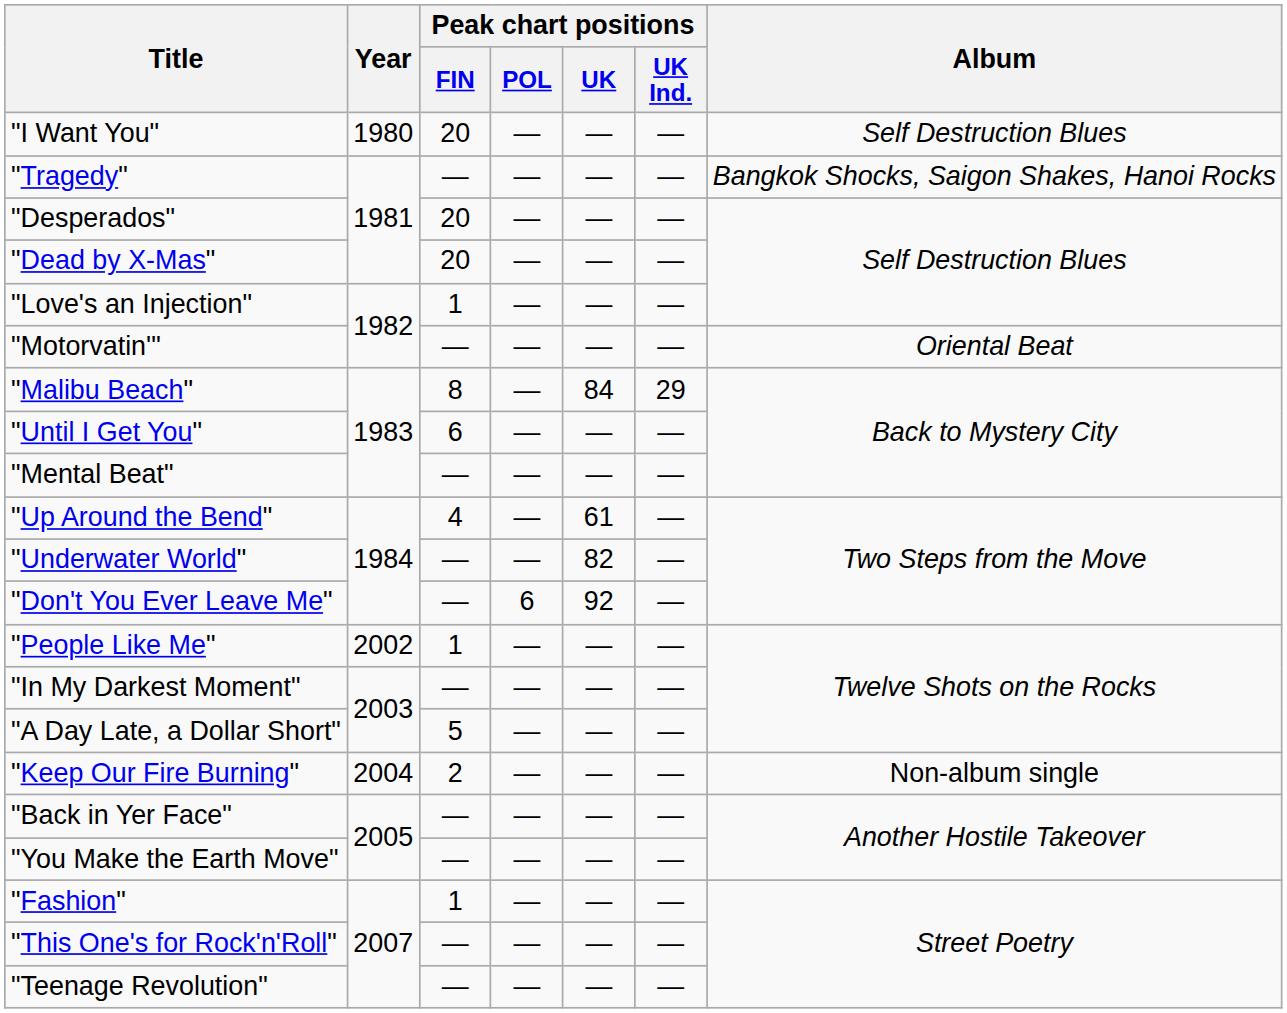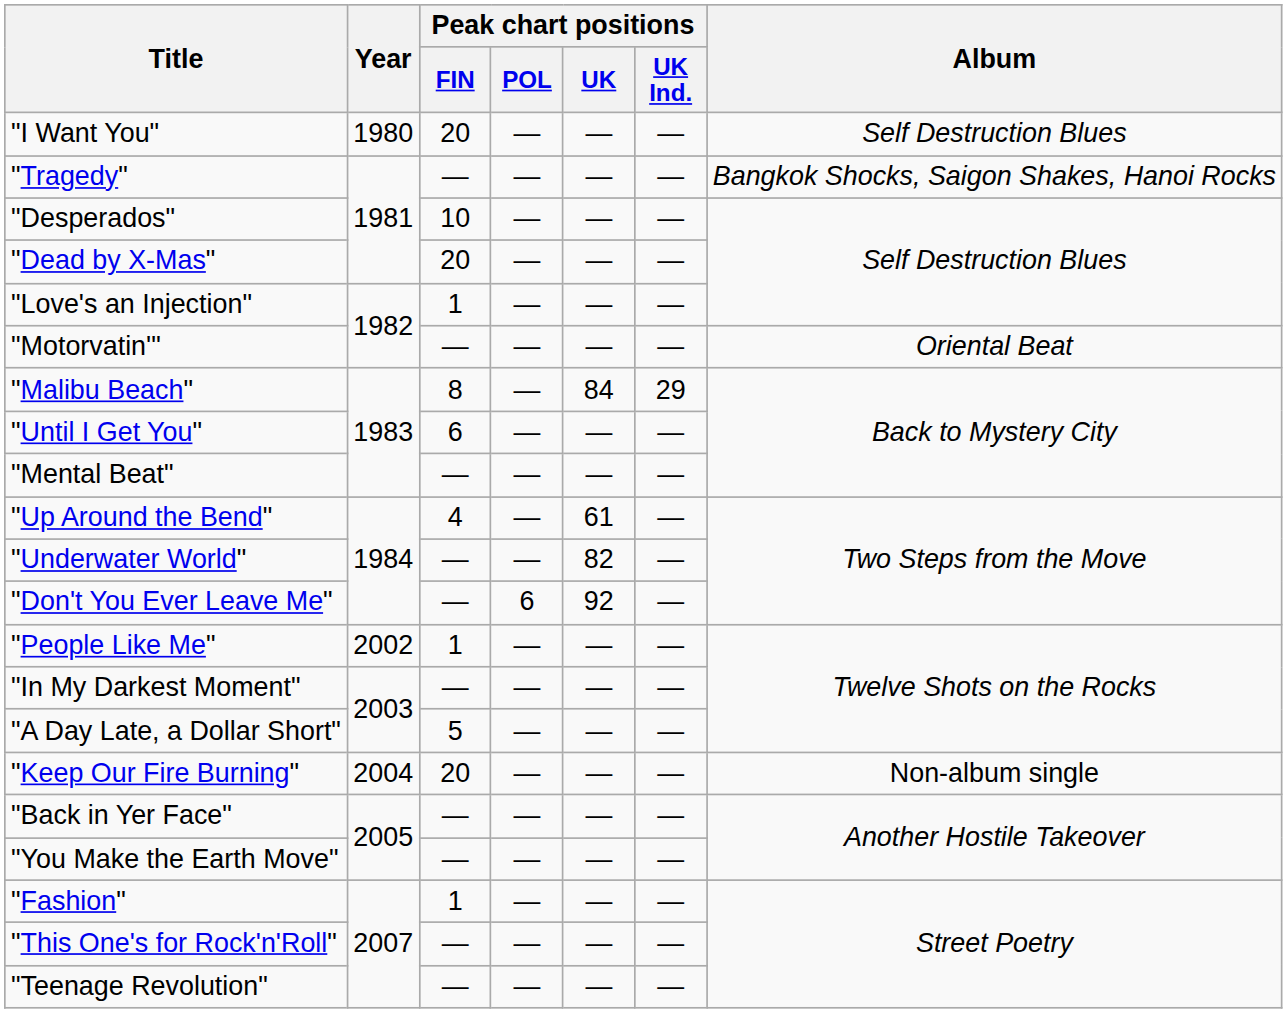(455, 218) 20 -> (455, 218) 10
(455, 772) 2 -> (455, 772) 20
